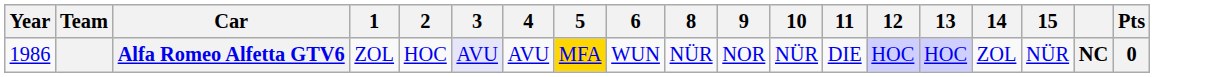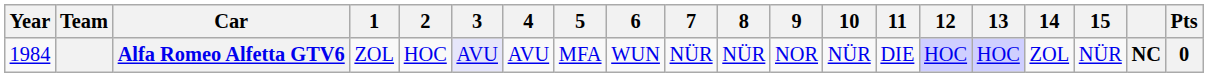+ column: (691, 20)
(30, 54) 1986 -> (30, 54) 1984
(580, 54) gold background -> (580, 54) no background
